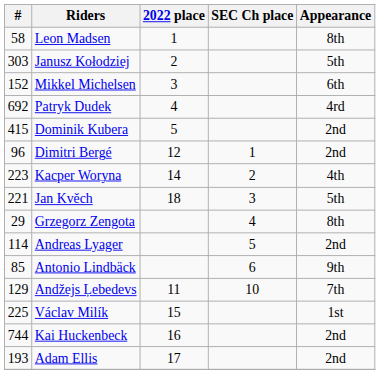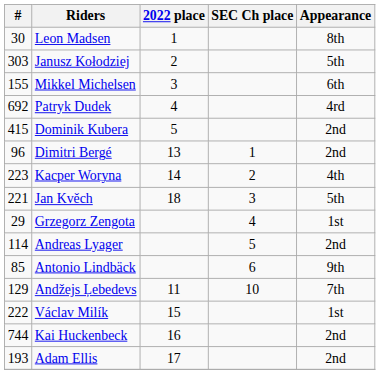(18, 38) 58 -> (18, 38) 30
(18, 84) 152 -> (18, 84) 155
(174, 152) 12 -> (174, 152) 13
(335, 221) 8th -> (335, 221) 1st
(18, 312) 225 -> (18, 312) 222
